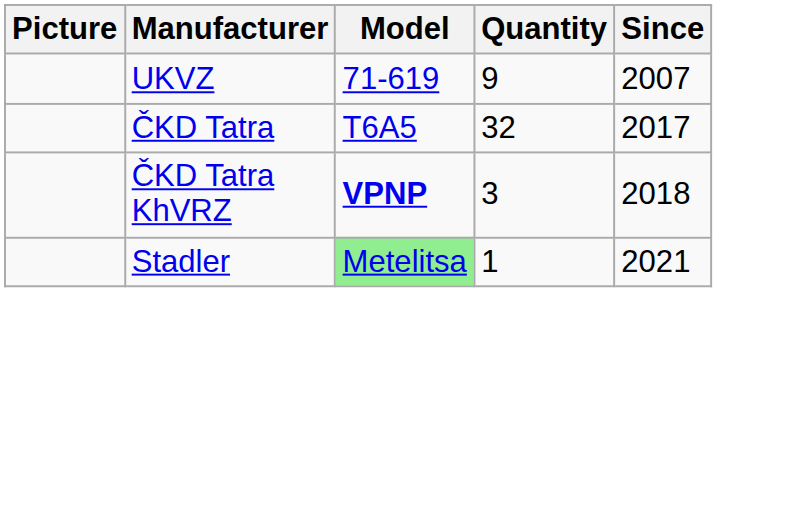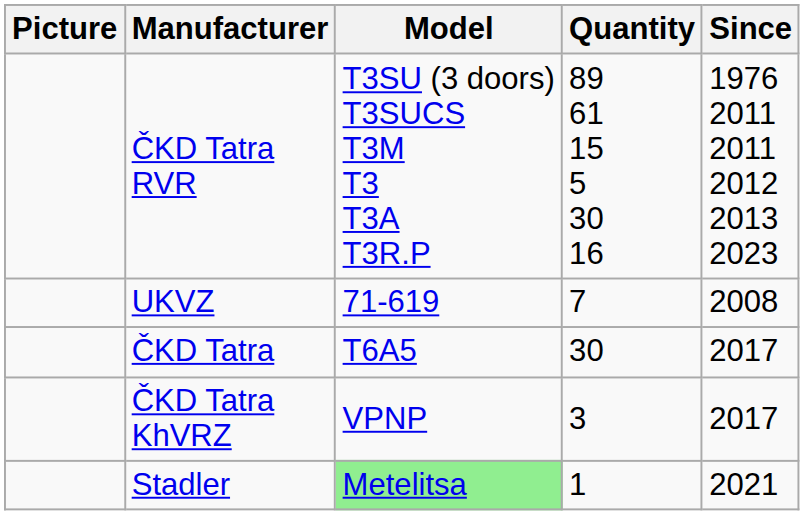+ row: (203, 165)
(490, 78) 9 -> (578, 302) 7
(656, 78) 2007 -> (744, 302) 2008
(498, 127) 32 -> (586, 351) 30
(385, 194) bold -> (385, 418) normal
(656, 194) 2018 -> (744, 418) 2017
